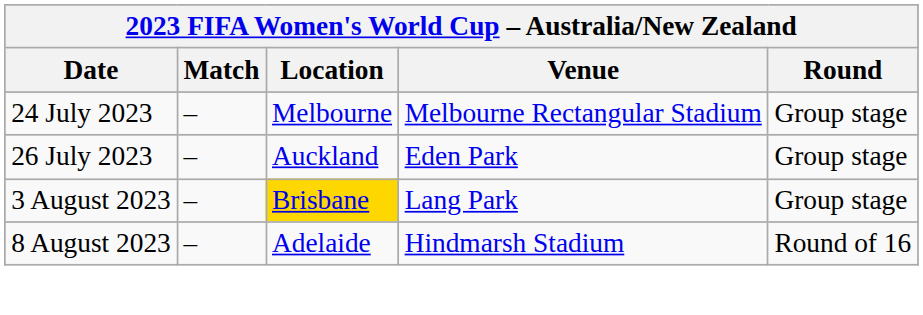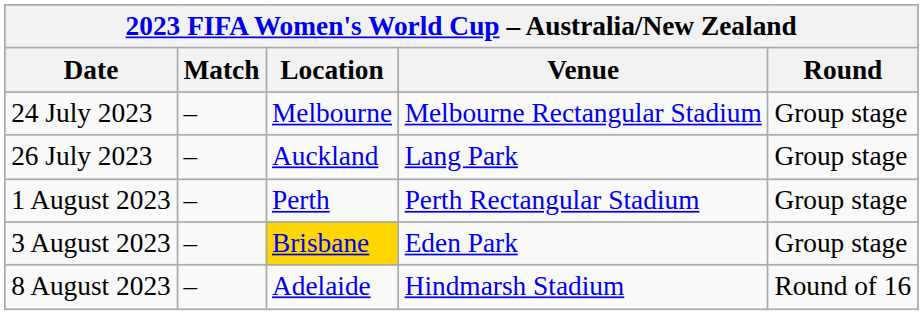(461, 156) Eden Park -> (461, 156) Lang Park
+ row: (91, 199)
(461, 199) Lang Park -> (461, 243) Eden Park
